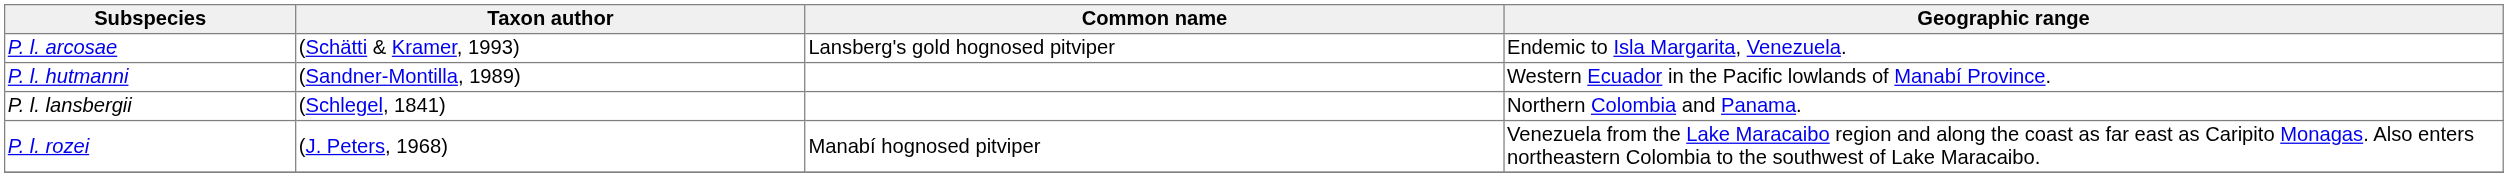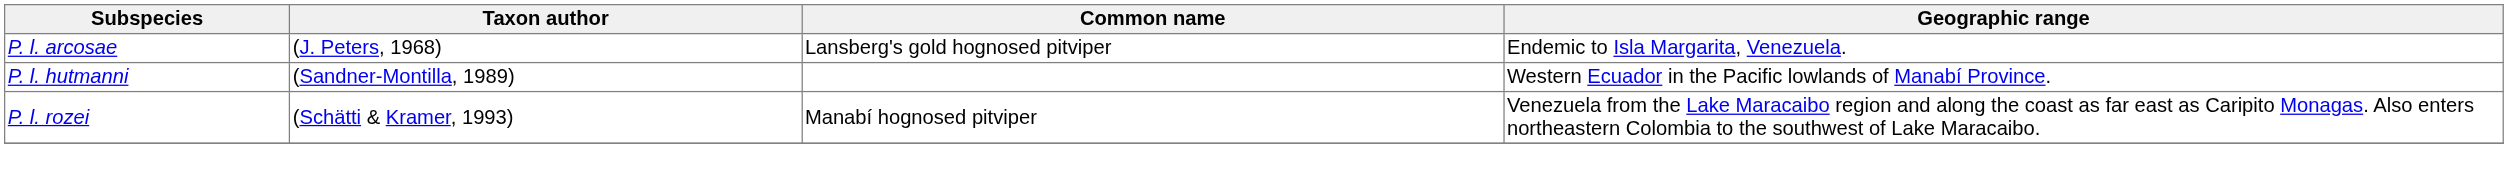(409, 47) (Schätti & Kramer, 1993) -> (367, 47) (J. Peters, 1968)
- row: (70, 105)
(373, 146) (J. Peters, 1968) -> (403, 117) (Schätti & Kramer, 1993)
